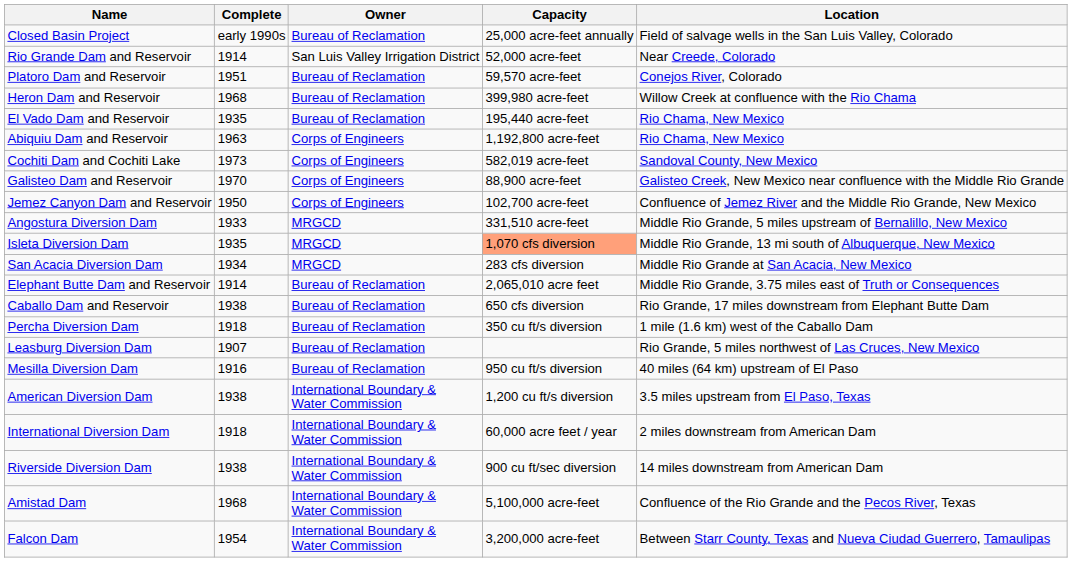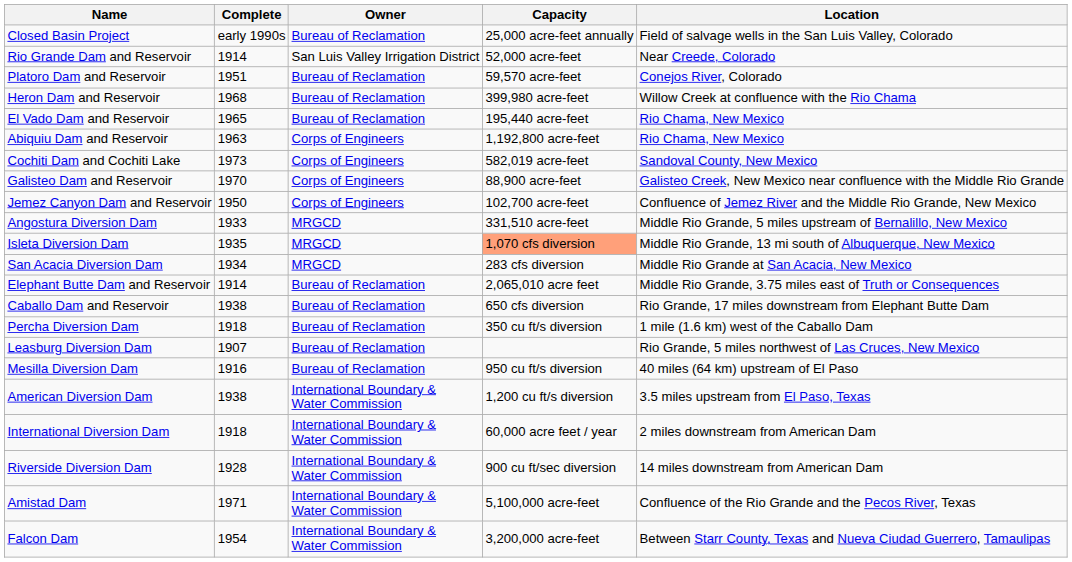(232, 118) 1935 -> (232, 118) 1965
(232, 467) 1938 -> (232, 467) 1928
(232, 503) 1968 -> (232, 503) 1971
